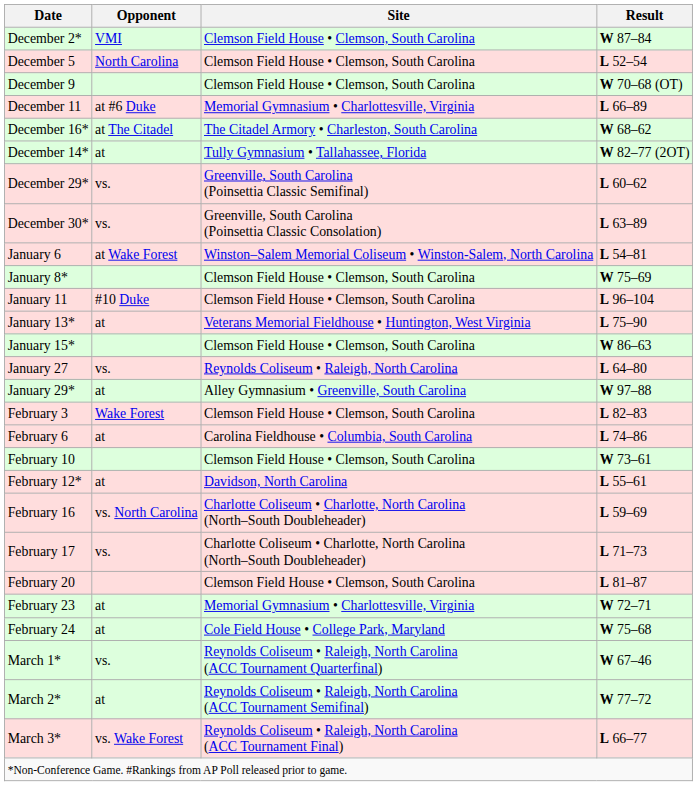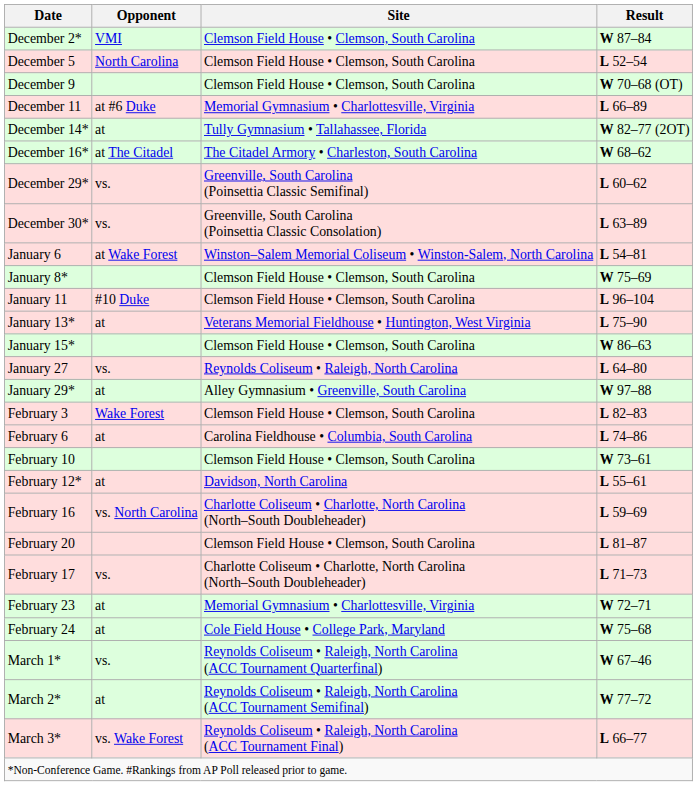rows swapped: (48, 152) <-> (48, 130)
rows swapped: (41, 552) <-> (41, 583)
